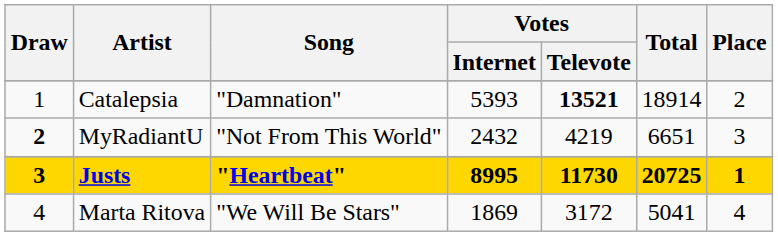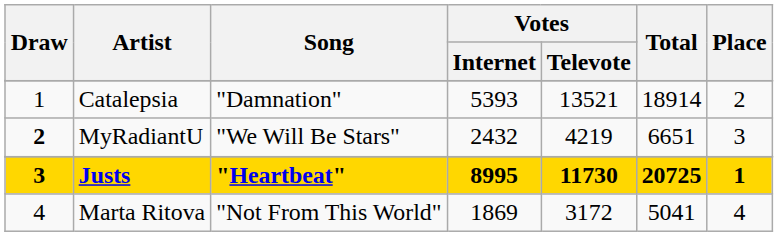(589, 99) bold -> (589, 99) normal
(329, 136) "Not From This World" -> (308, 136) "We Will Be Stars"
(308, 212) "We Will Be Stars" -> (329, 212) "Not From This World"
